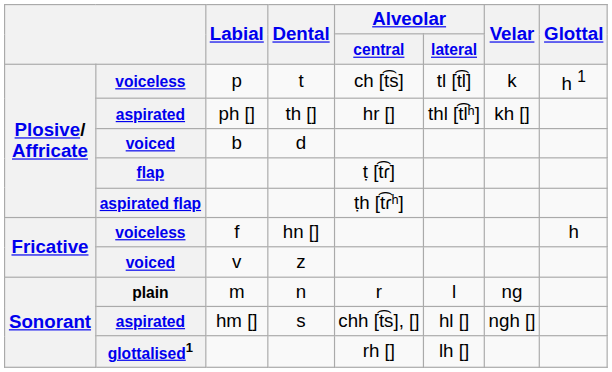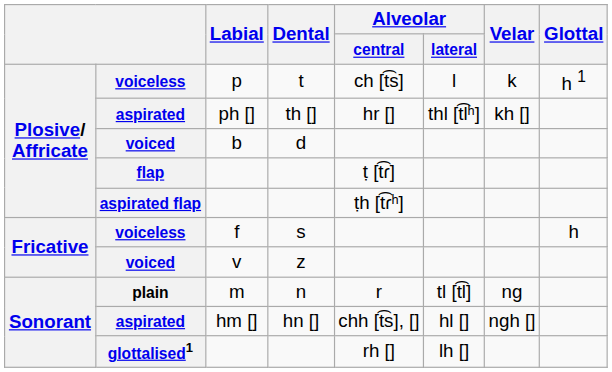(454, 81) tl [t͡l] -> (454, 81) l
(301, 232) hn [] -> (301, 232) s
(454, 291) l -> (454, 291) tl [t͡l]
(301, 321) s -> (301, 321) hn []
